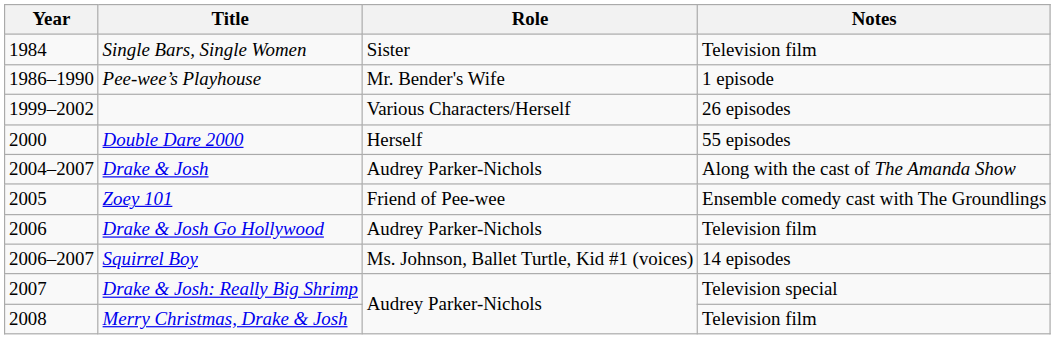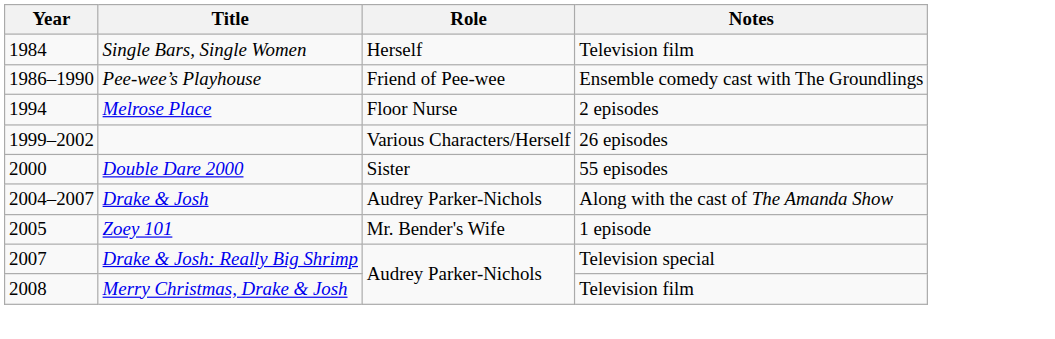(388, 49) Sister -> (394, 49) Herself
(436, 79) Mr. Bender's Wife -> (436, 79) Friend of Pee-wee
(738, 79) 1 episode -> (751, 79) Ensemble comedy cast with The Groundlings
+ row: (157, 109)
(394, 139) Herself -> (388, 169) Sister
(436, 199) Friend of Pee-wee -> (436, 229) Mr. Bender's Wife
(874, 199) Ensemble comedy cast with The Groundlings -> (615, 229) 1 episode
- row: (213, 229)
- row: (150, 259)
